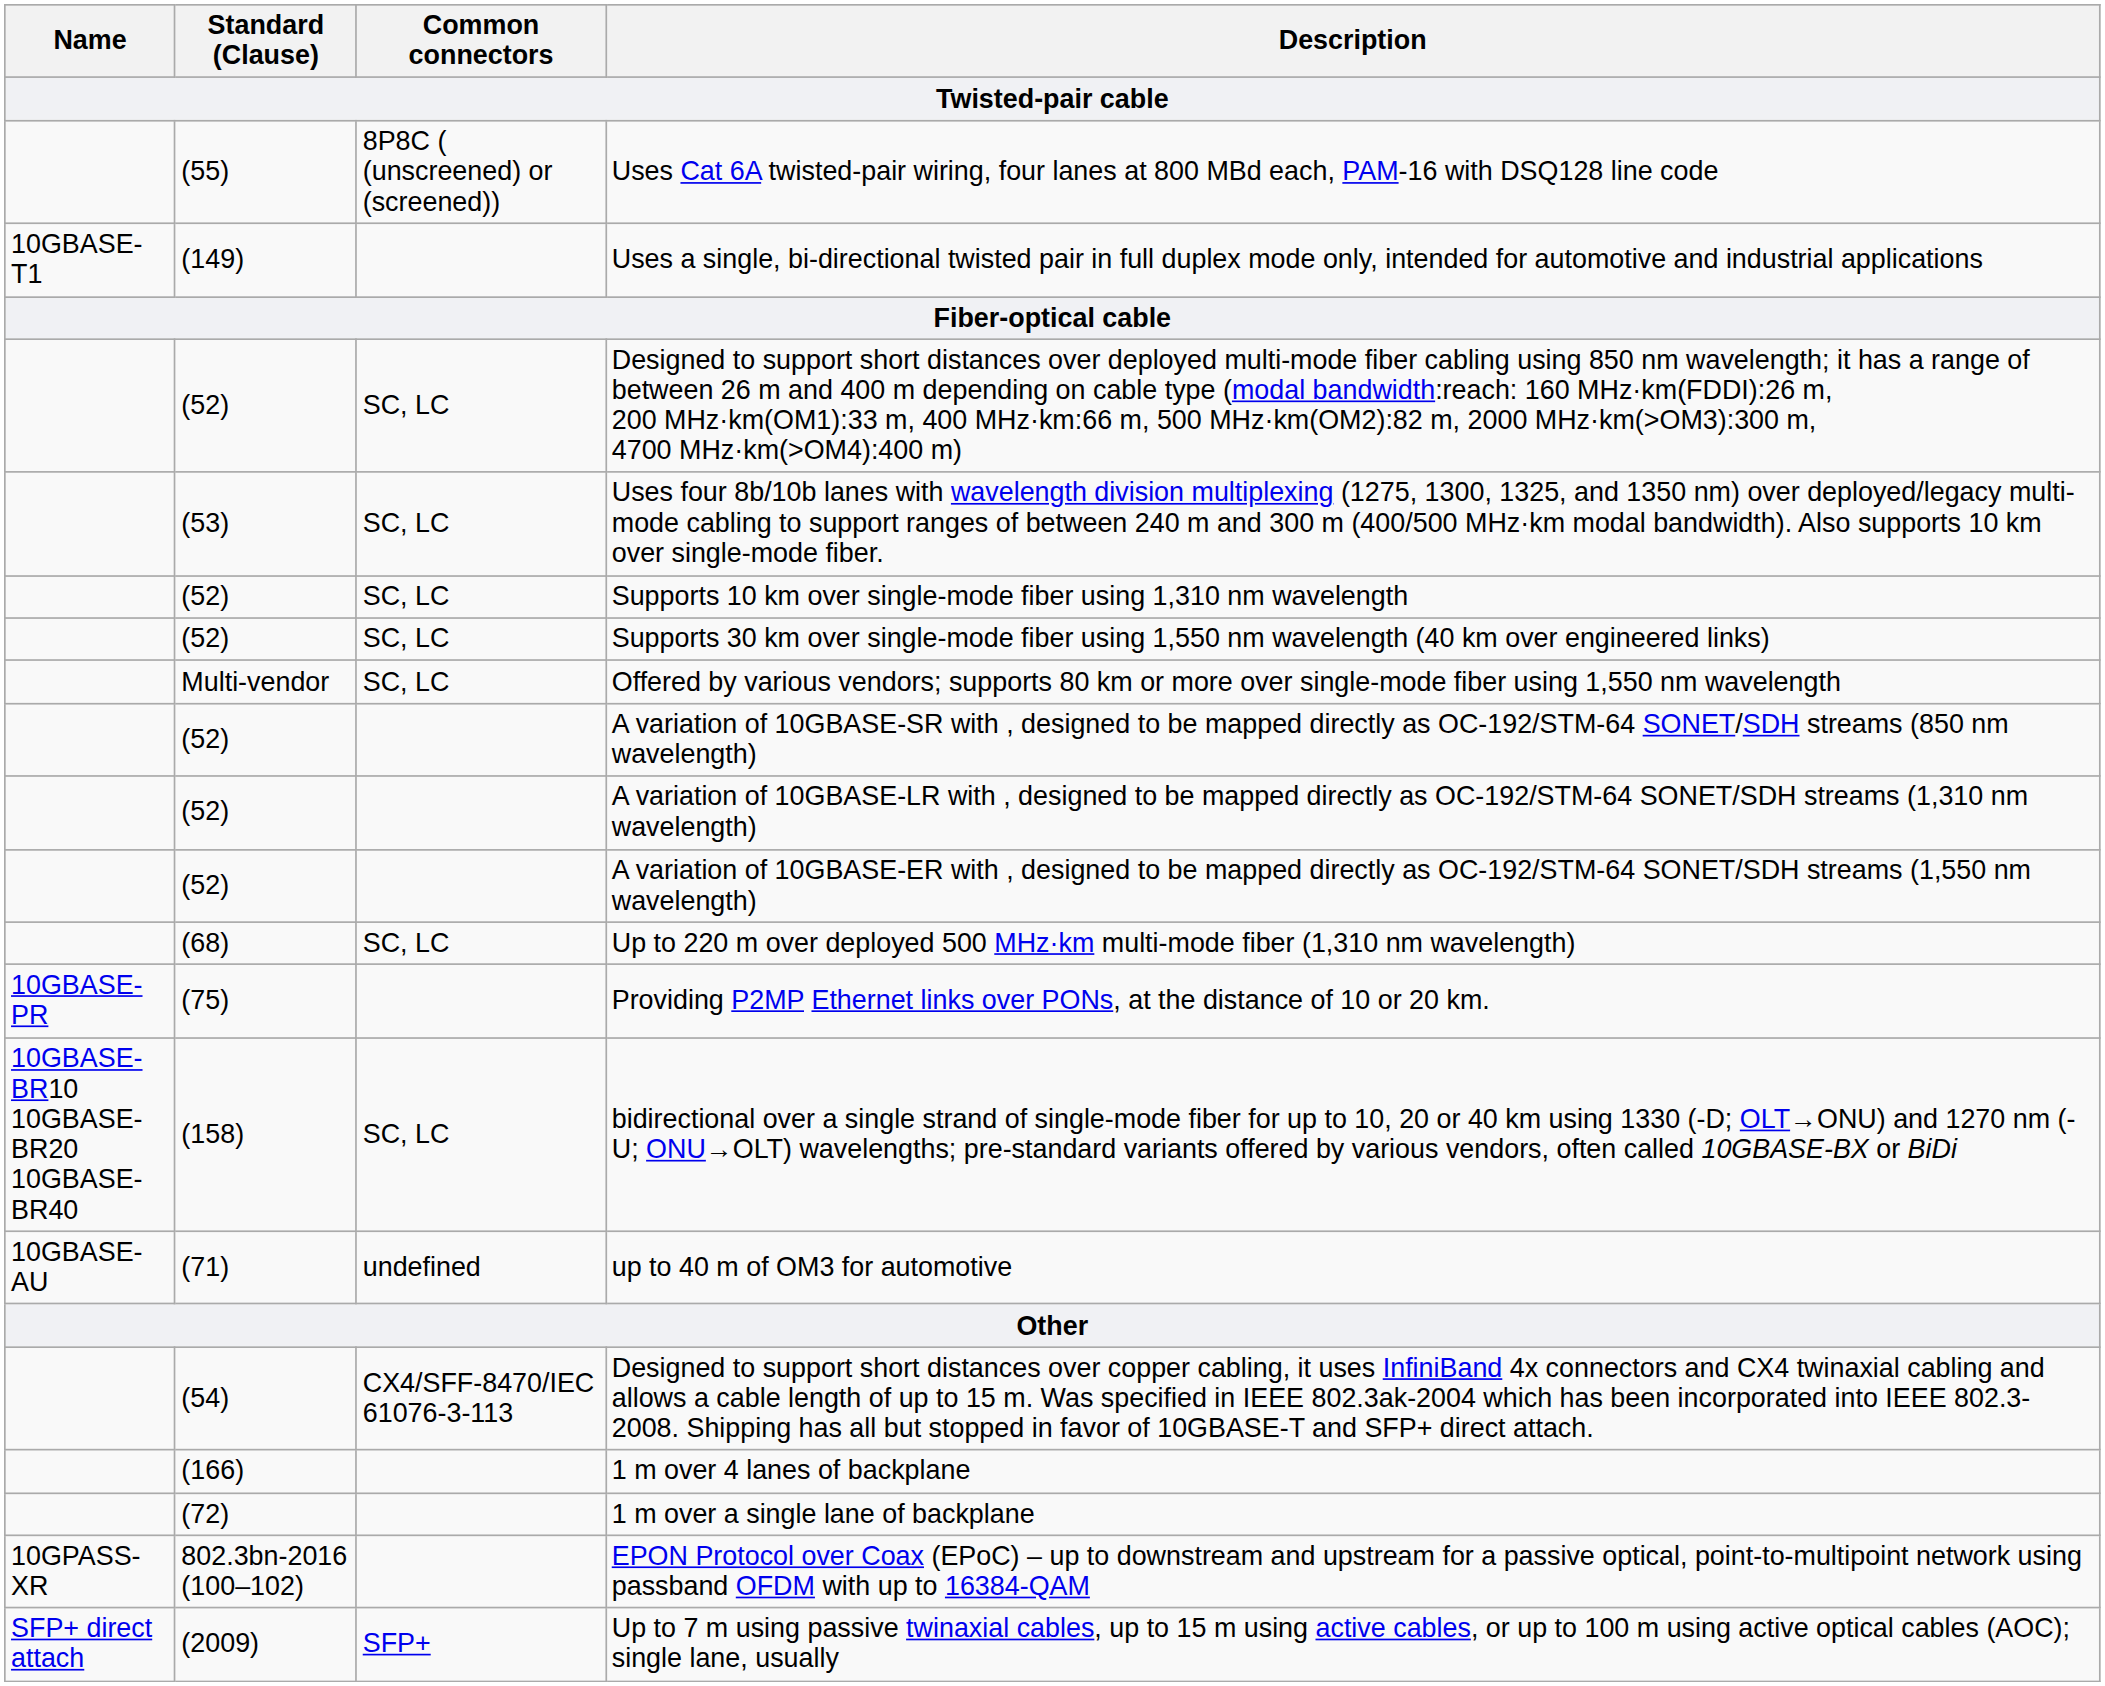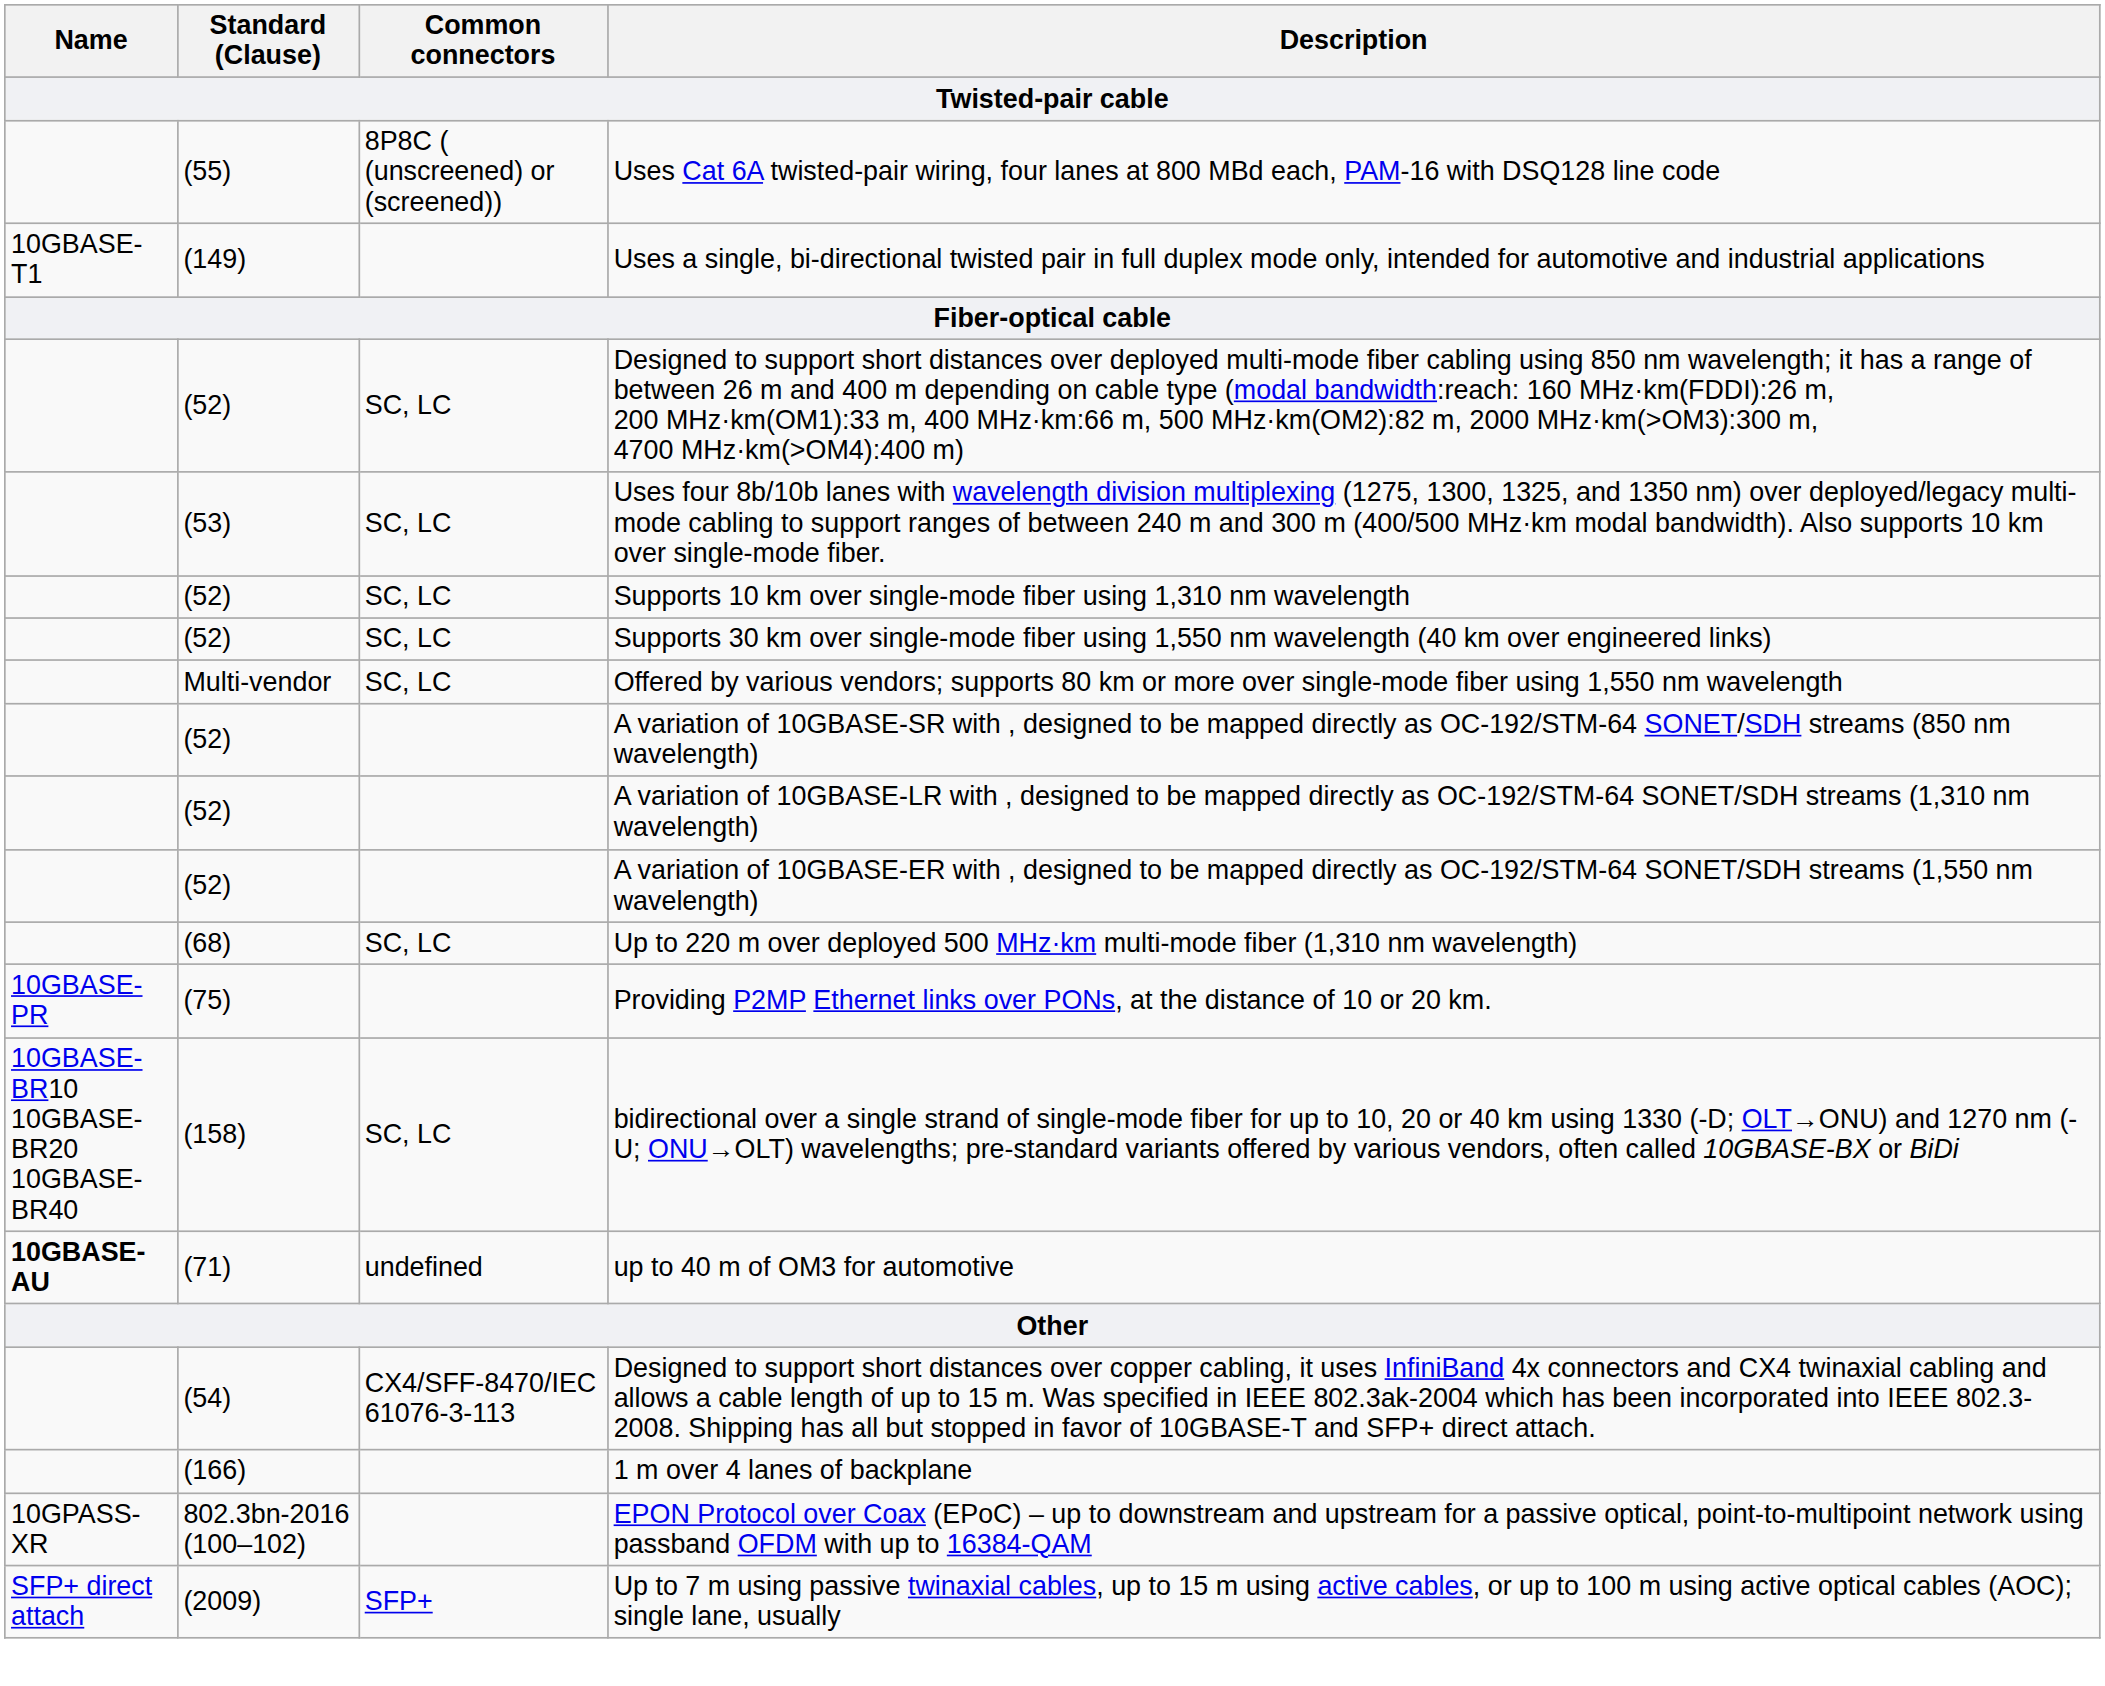(77, 1267) normal -> (78, 1267) bold
- row: (823, 1513)
